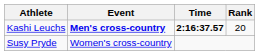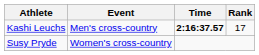(118, 28) bold -> (114, 28) normal
(240, 28) 20 -> (240, 28) 17
